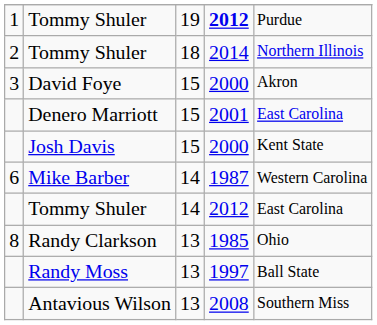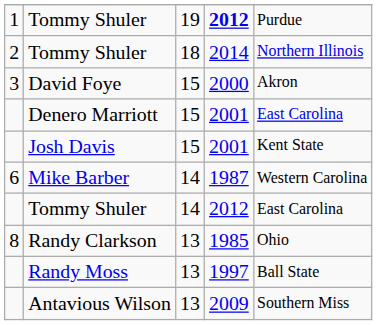(229, 146) 2000 -> (229, 146) 2001
(229, 303) 2008 -> (229, 303) 2009
